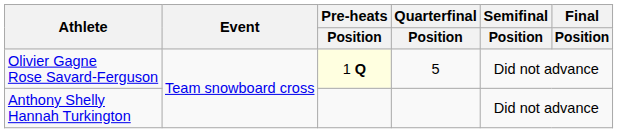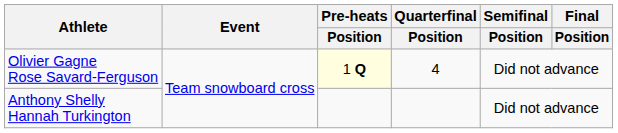(436, 69) 5 -> (436, 69) 4
